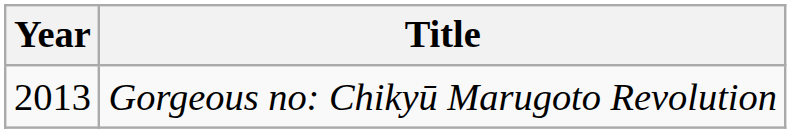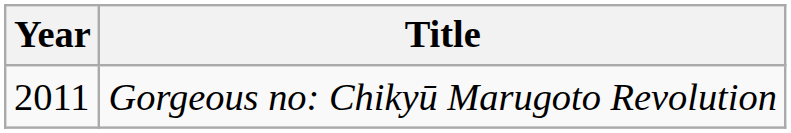(52, 95) 2013 -> (52, 95) 2011
